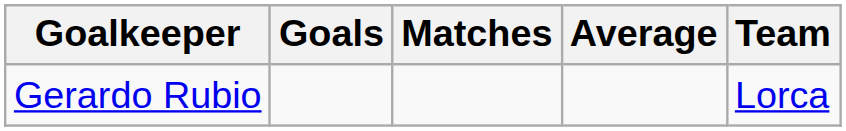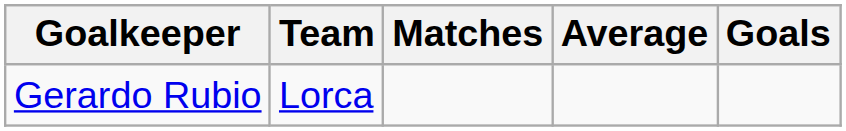columns swapped: (331, 34) <-> (783, 34)
